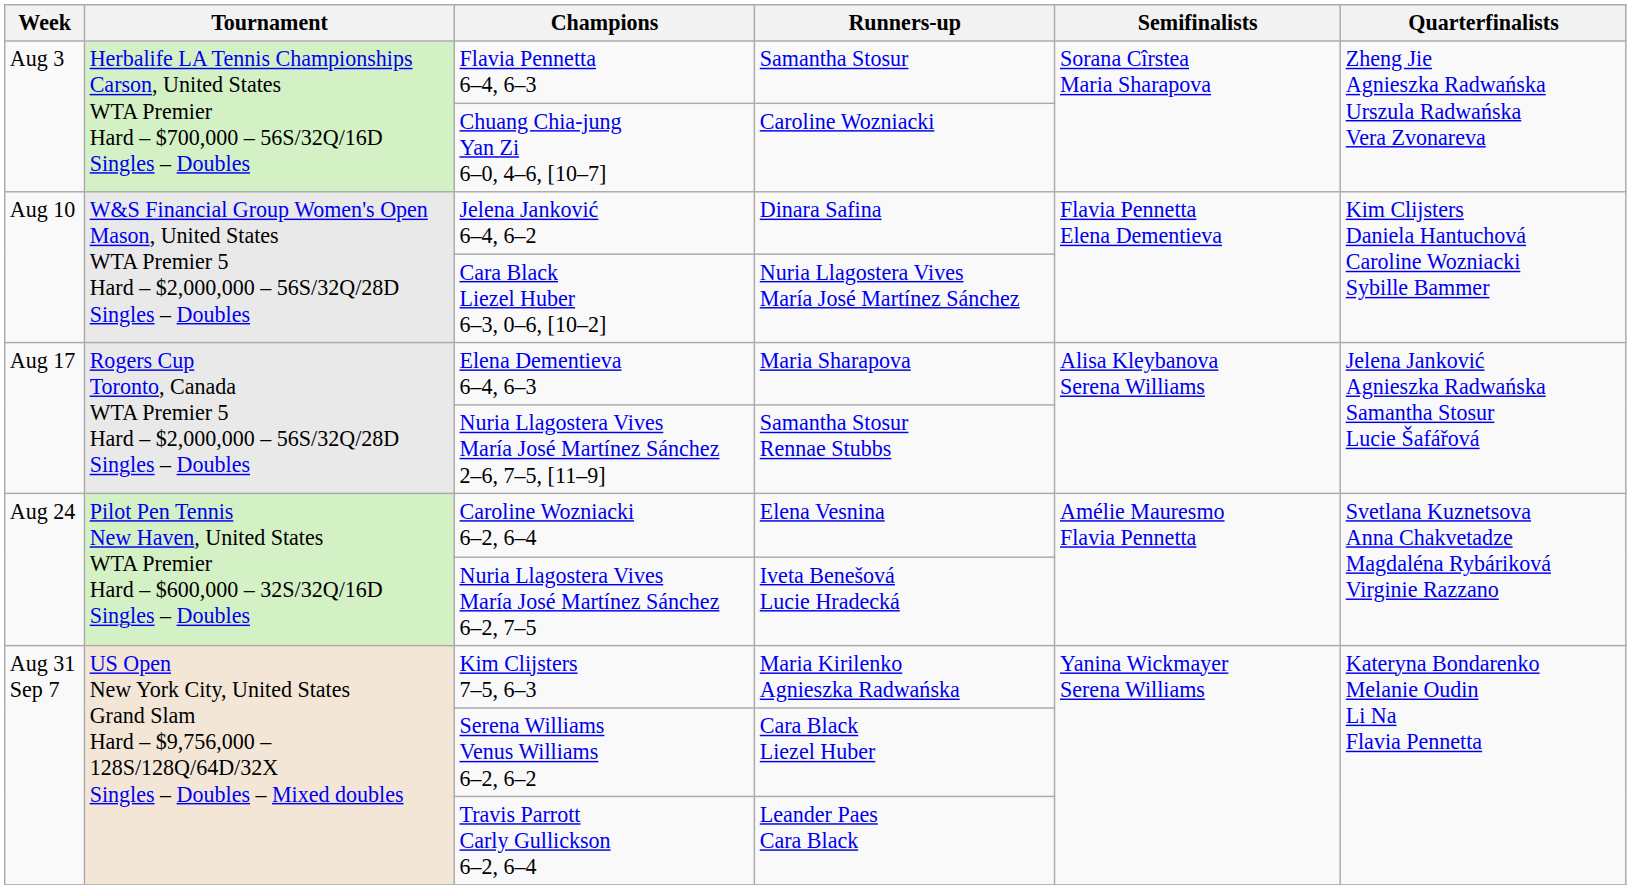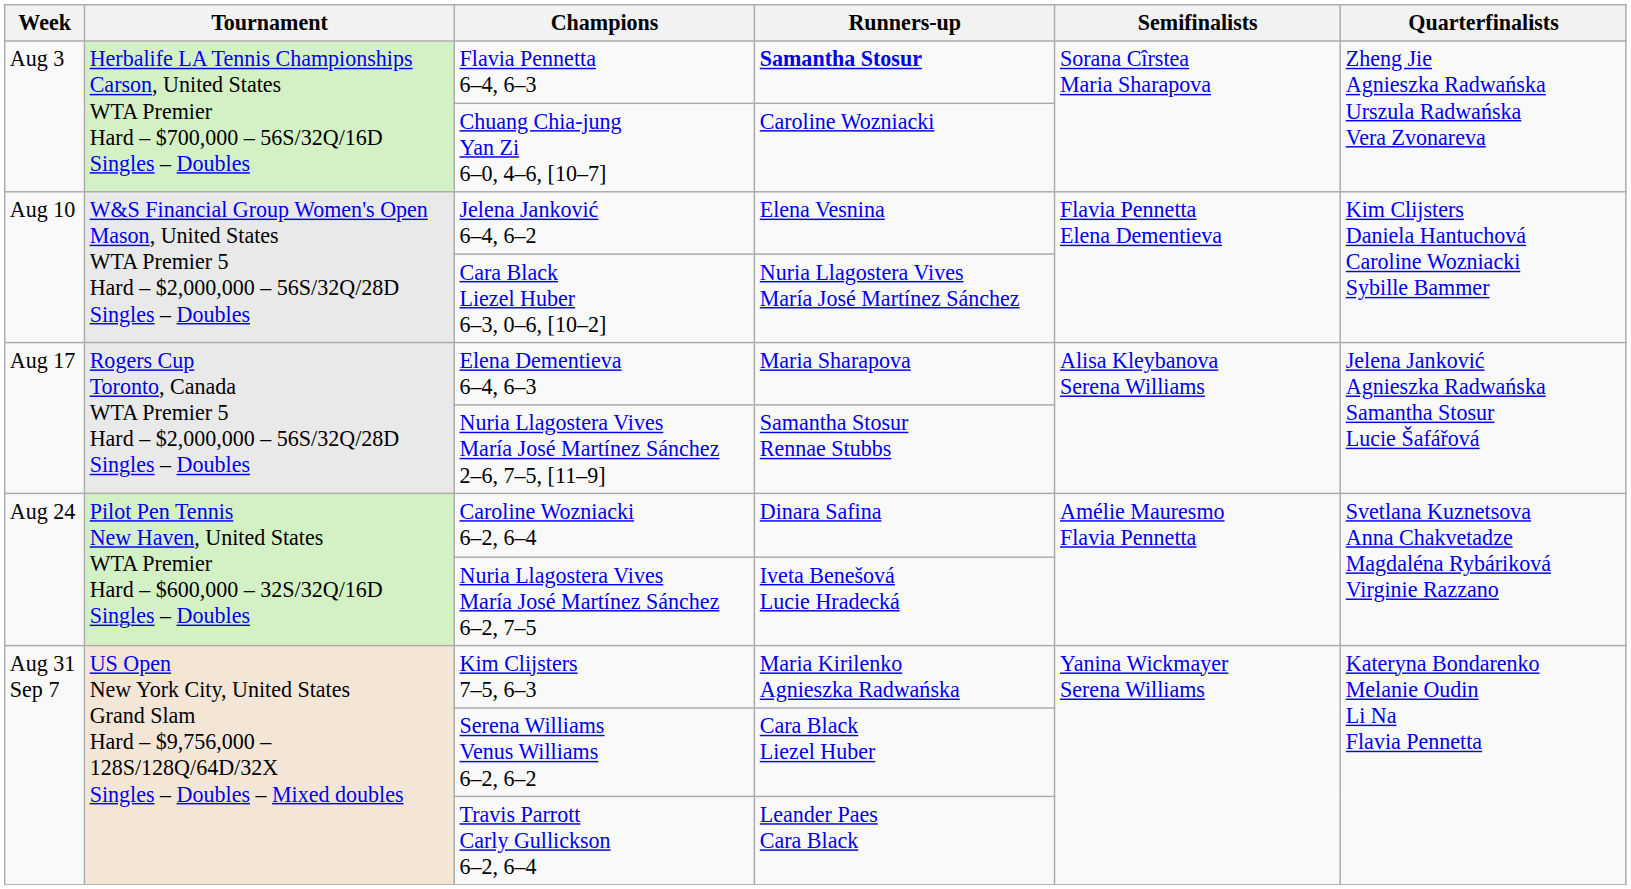(834, 59) normal -> (841, 59) bold
(821, 210) Dinara Safina -> (822, 210) Elena Vesnina
(822, 512) Elena Vesnina -> (821, 512) Dinara Safina
